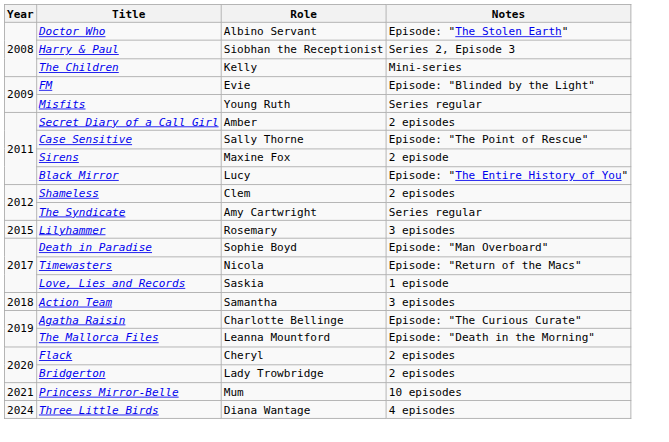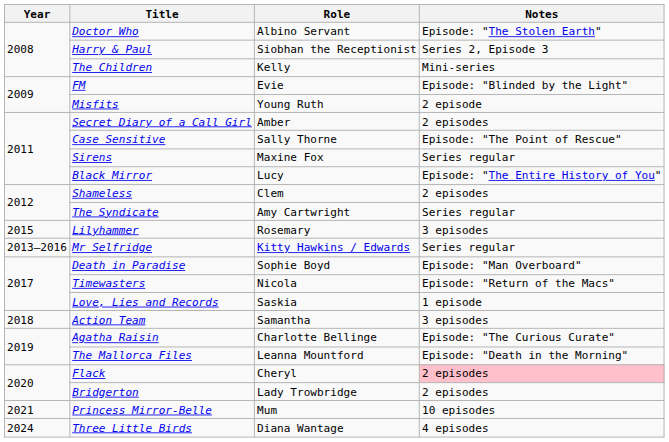(435, 103) Series regular -> (452, 103) 2 episode
(419, 158) 2 episode -> (469, 158) Series regular
+ row: (112, 248)
(422, 356) no background -> (455, 374) pink background
